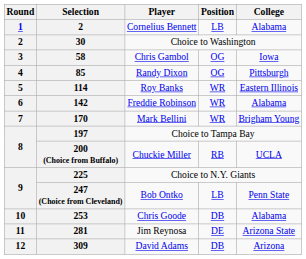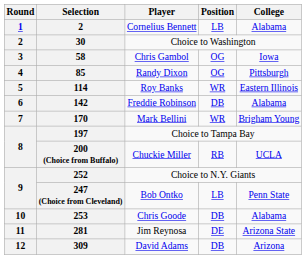(217, 103) WR -> (217, 103) DB
(81, 175) 225 -> (81, 175) 252
